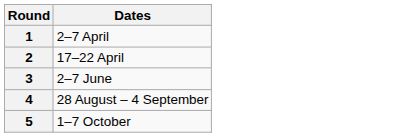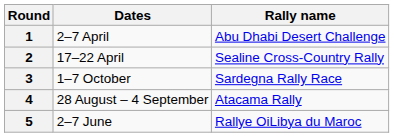+ column: (300, 15)
(84, 78) 2–7 June -> (94, 78) 1–7 October
(94, 121) 1–7 October -> (84, 121) 2–7 June
